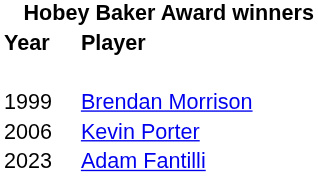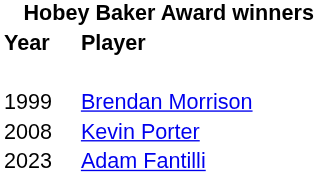(28, 131) 2006 -> (28, 131) 2008
